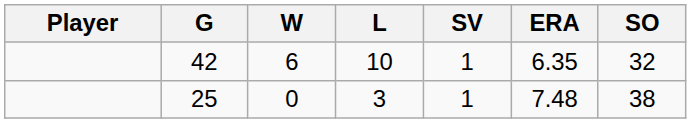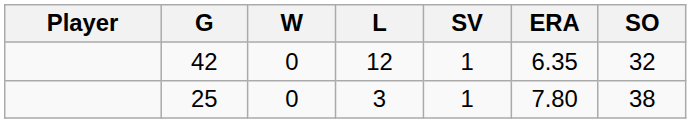(292, 61) 6 -> (292, 61) 0
(379, 61) 10 -> (379, 61) 12
(555, 99) 7.48 -> (555, 99) 7.80
